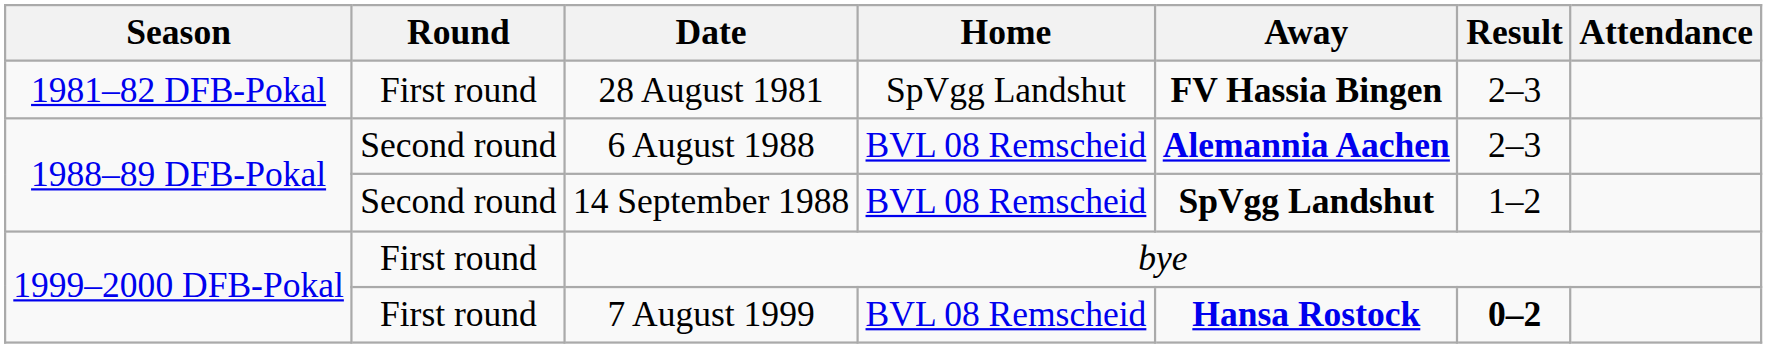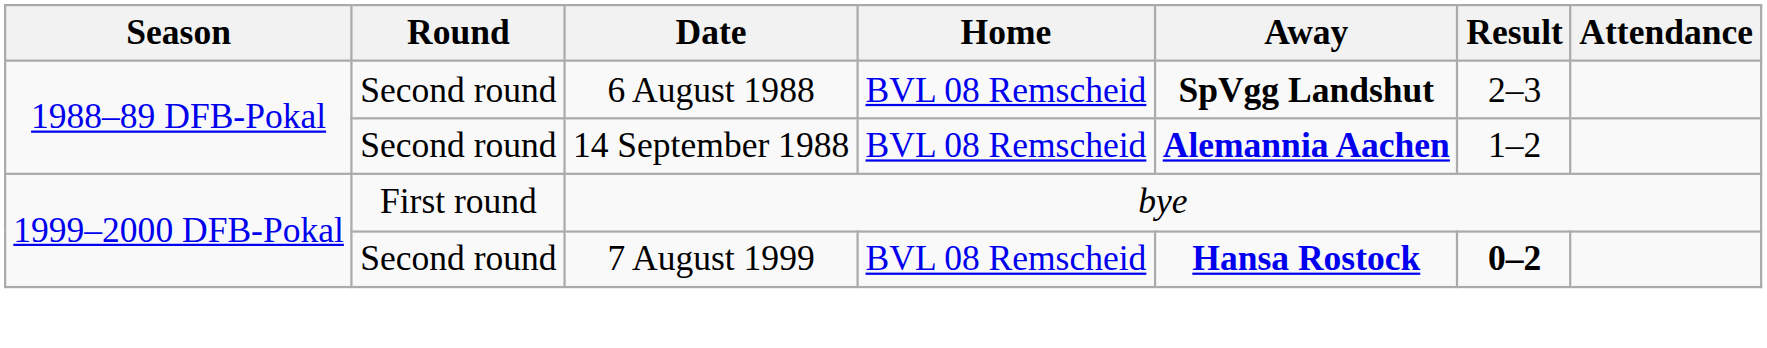- row: (711, 88)
(1306, 145) Alemannia Aachen -> (1306, 88) SpVgg Landshut
(1306, 201) SpVgg Landshut -> (1306, 145) Alemannia Aachen
(458, 314) First round -> (458, 257) Second round
